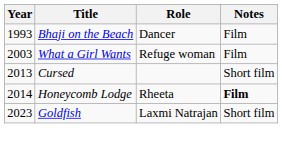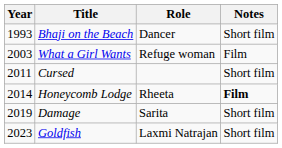(235, 34) Film -> (249, 34) Short film
(20, 73) 2013 -> (20, 73) 2011
+ row: (59, 113)
